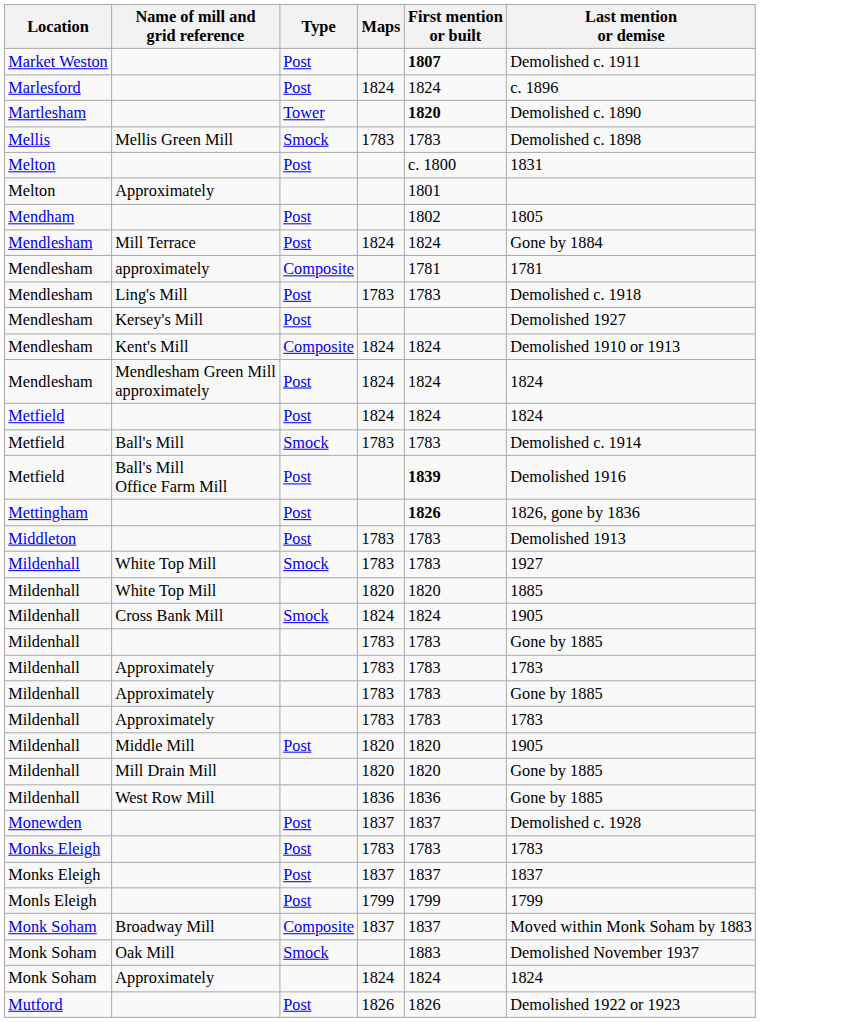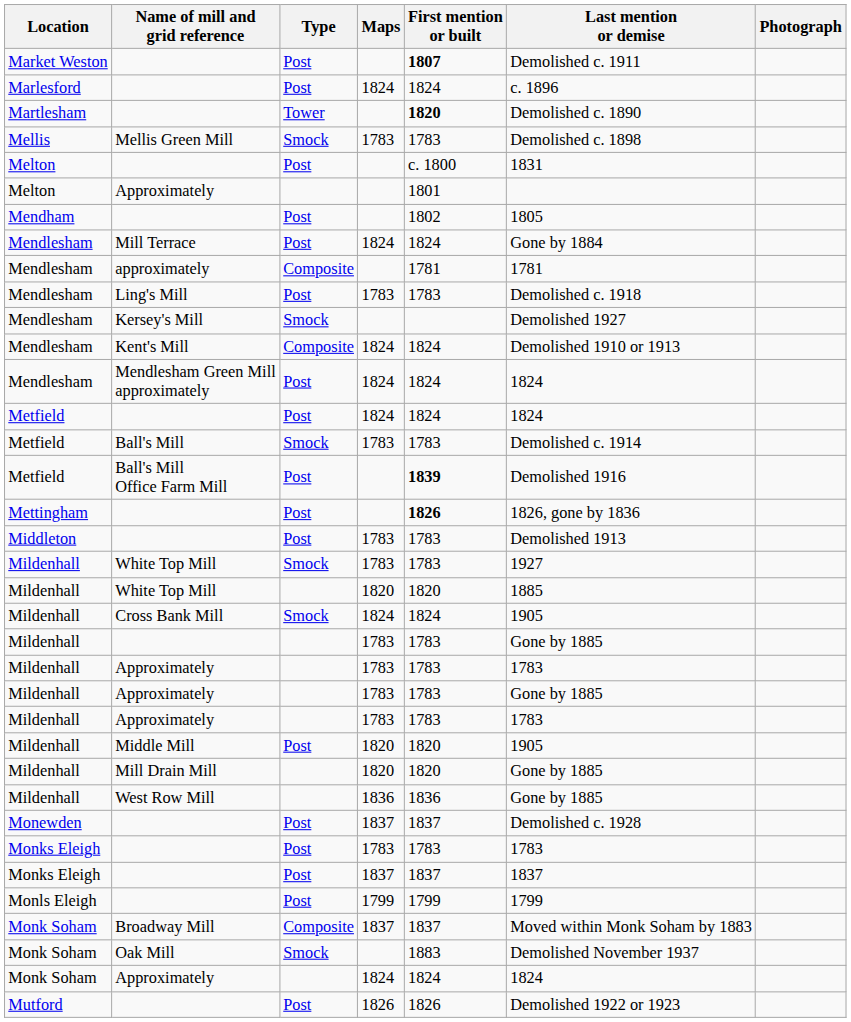+ column: (801, 26)
(297, 320) Post -> (306, 320) Smock
